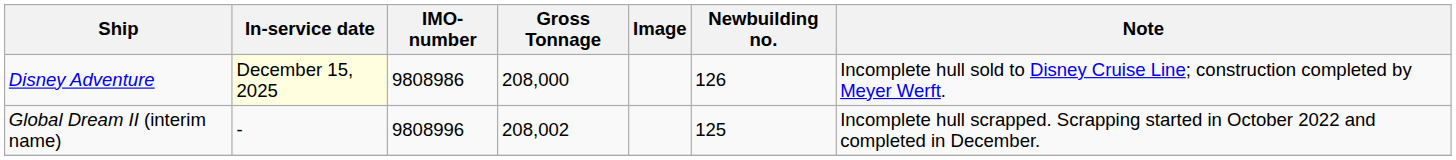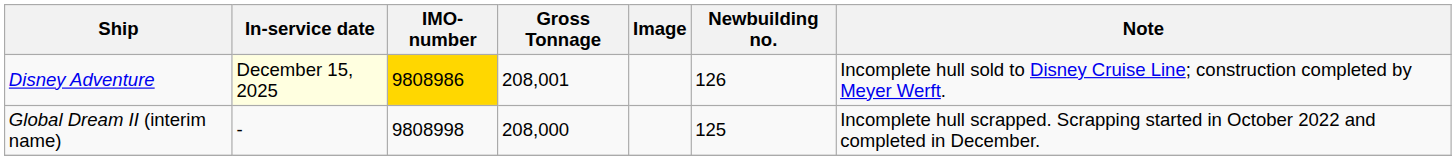(428, 79) no background -> (428, 79) gold background
(536, 79) 208,000 -> (536, 79) 208,001
(428, 130) 9808996 -> (428, 130) 9808998
(536, 130) 208,002 -> (536, 130) 208,000
